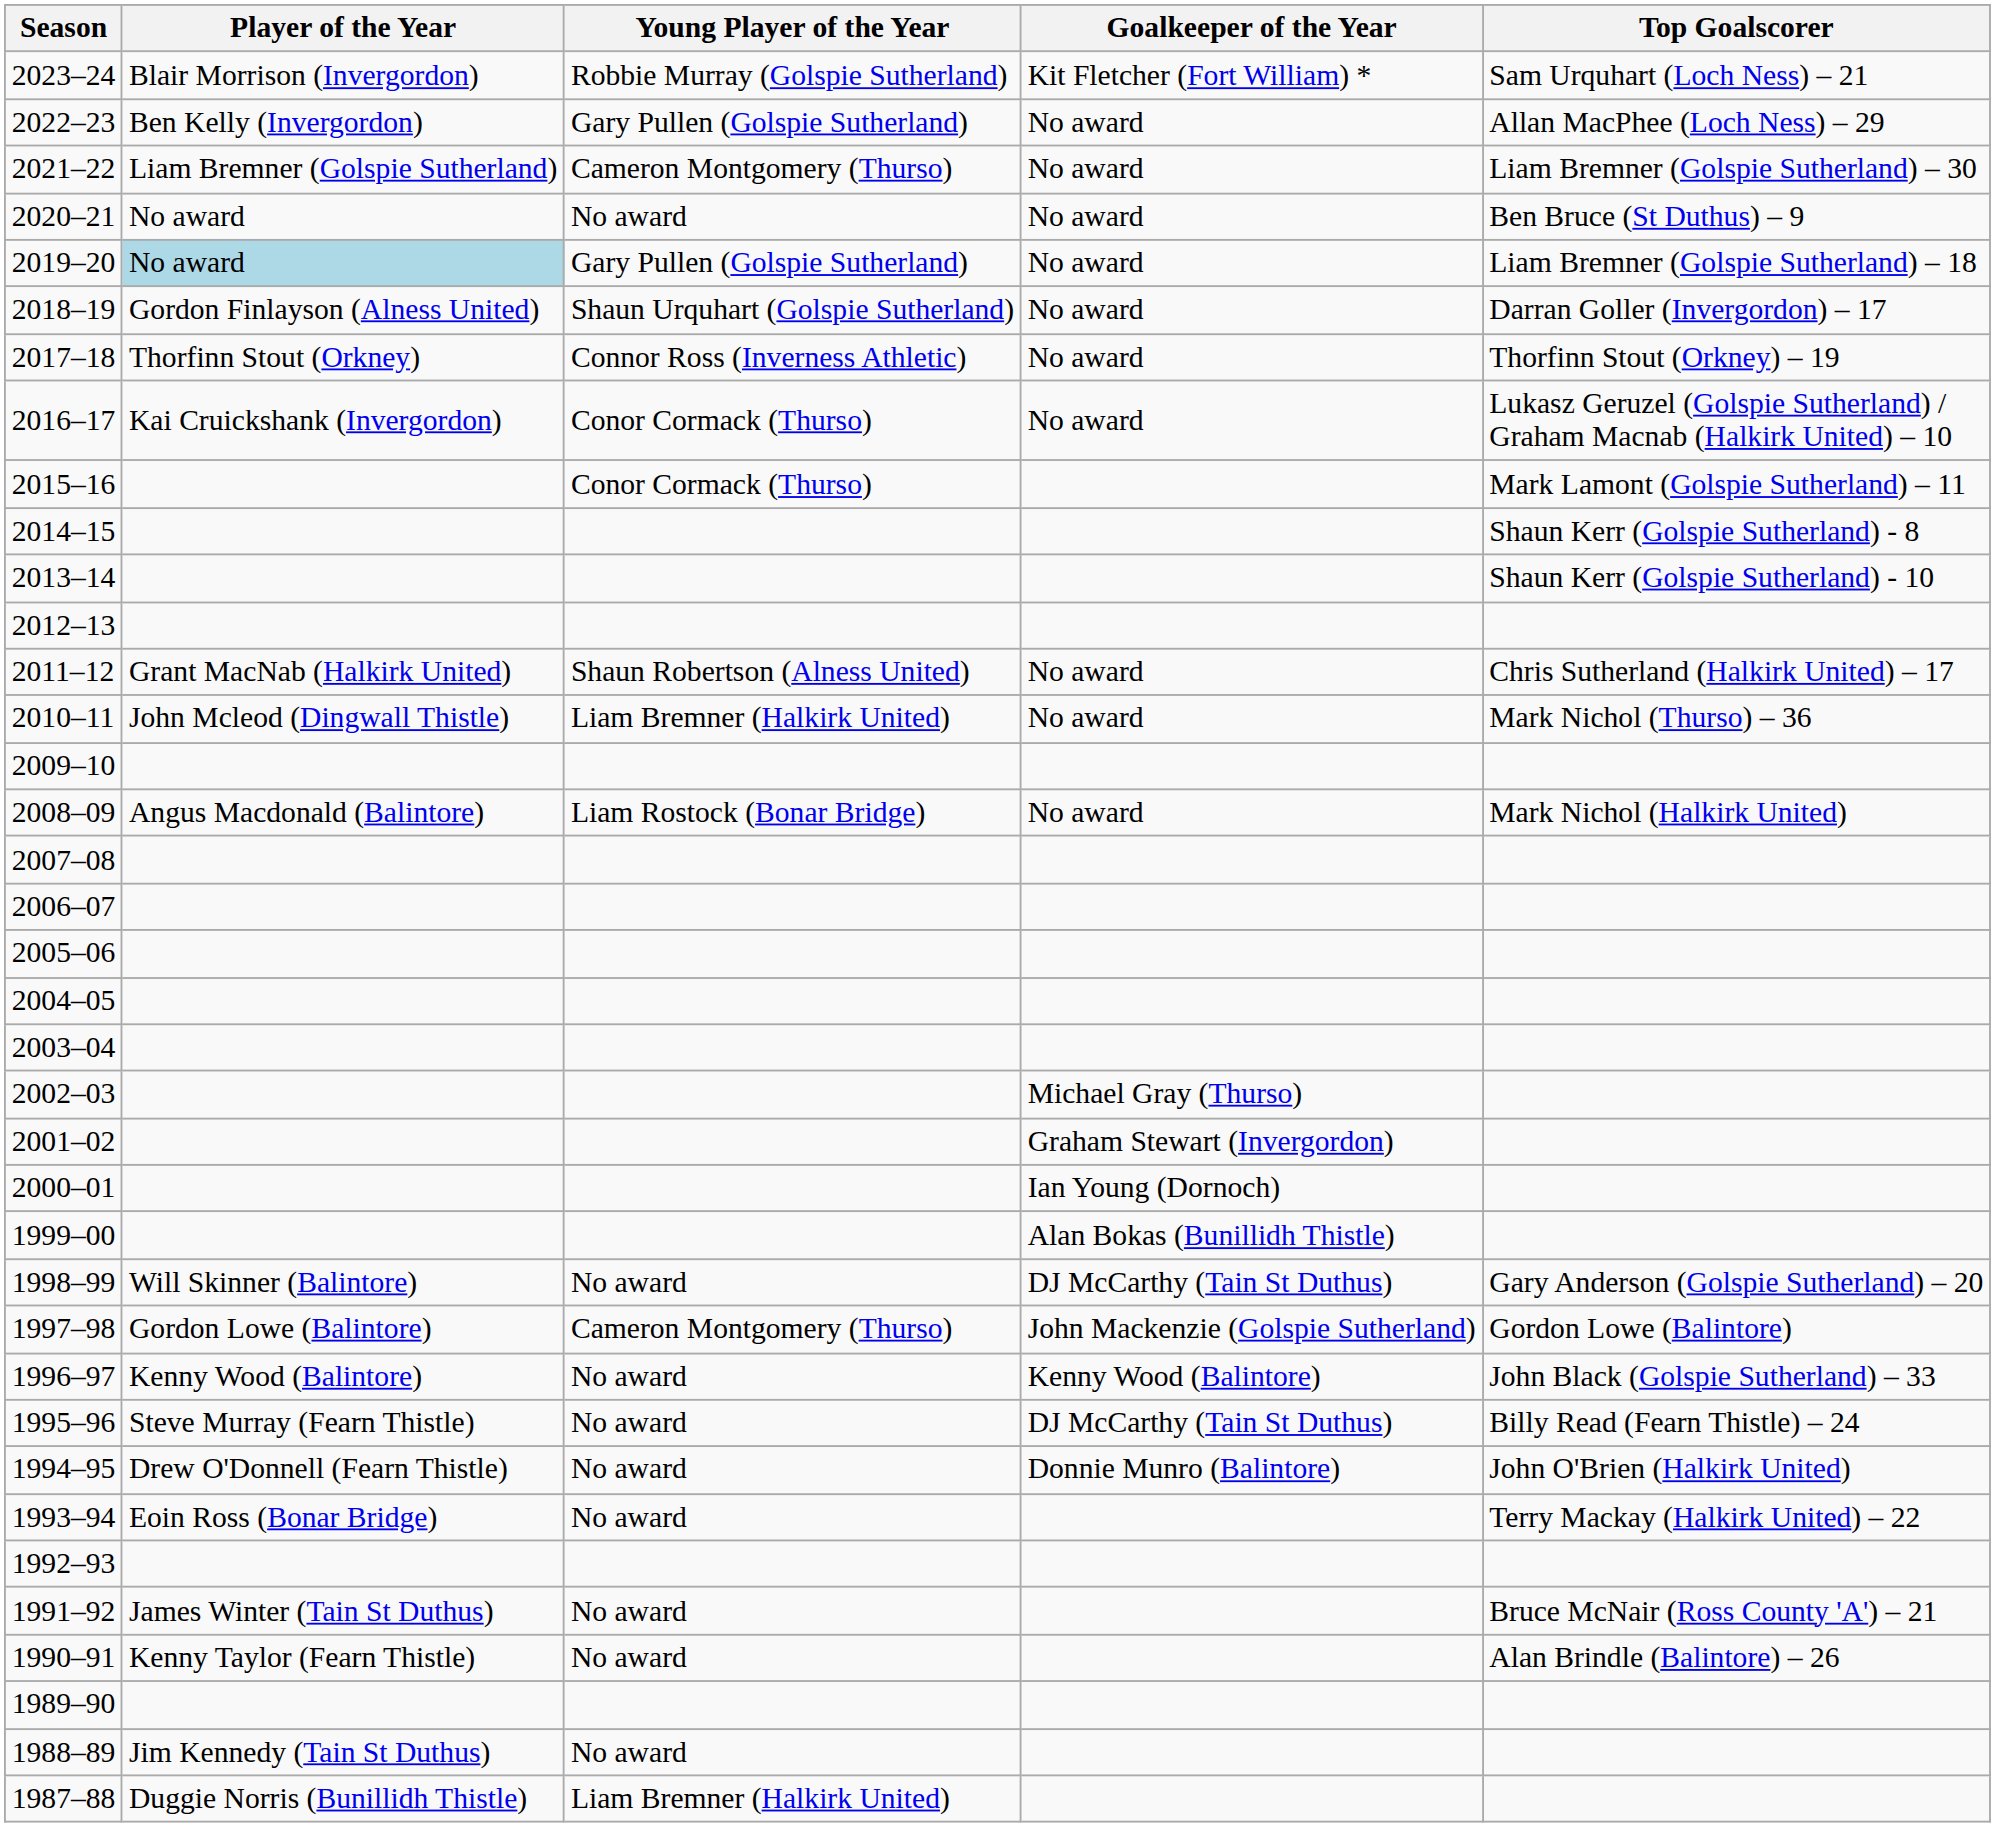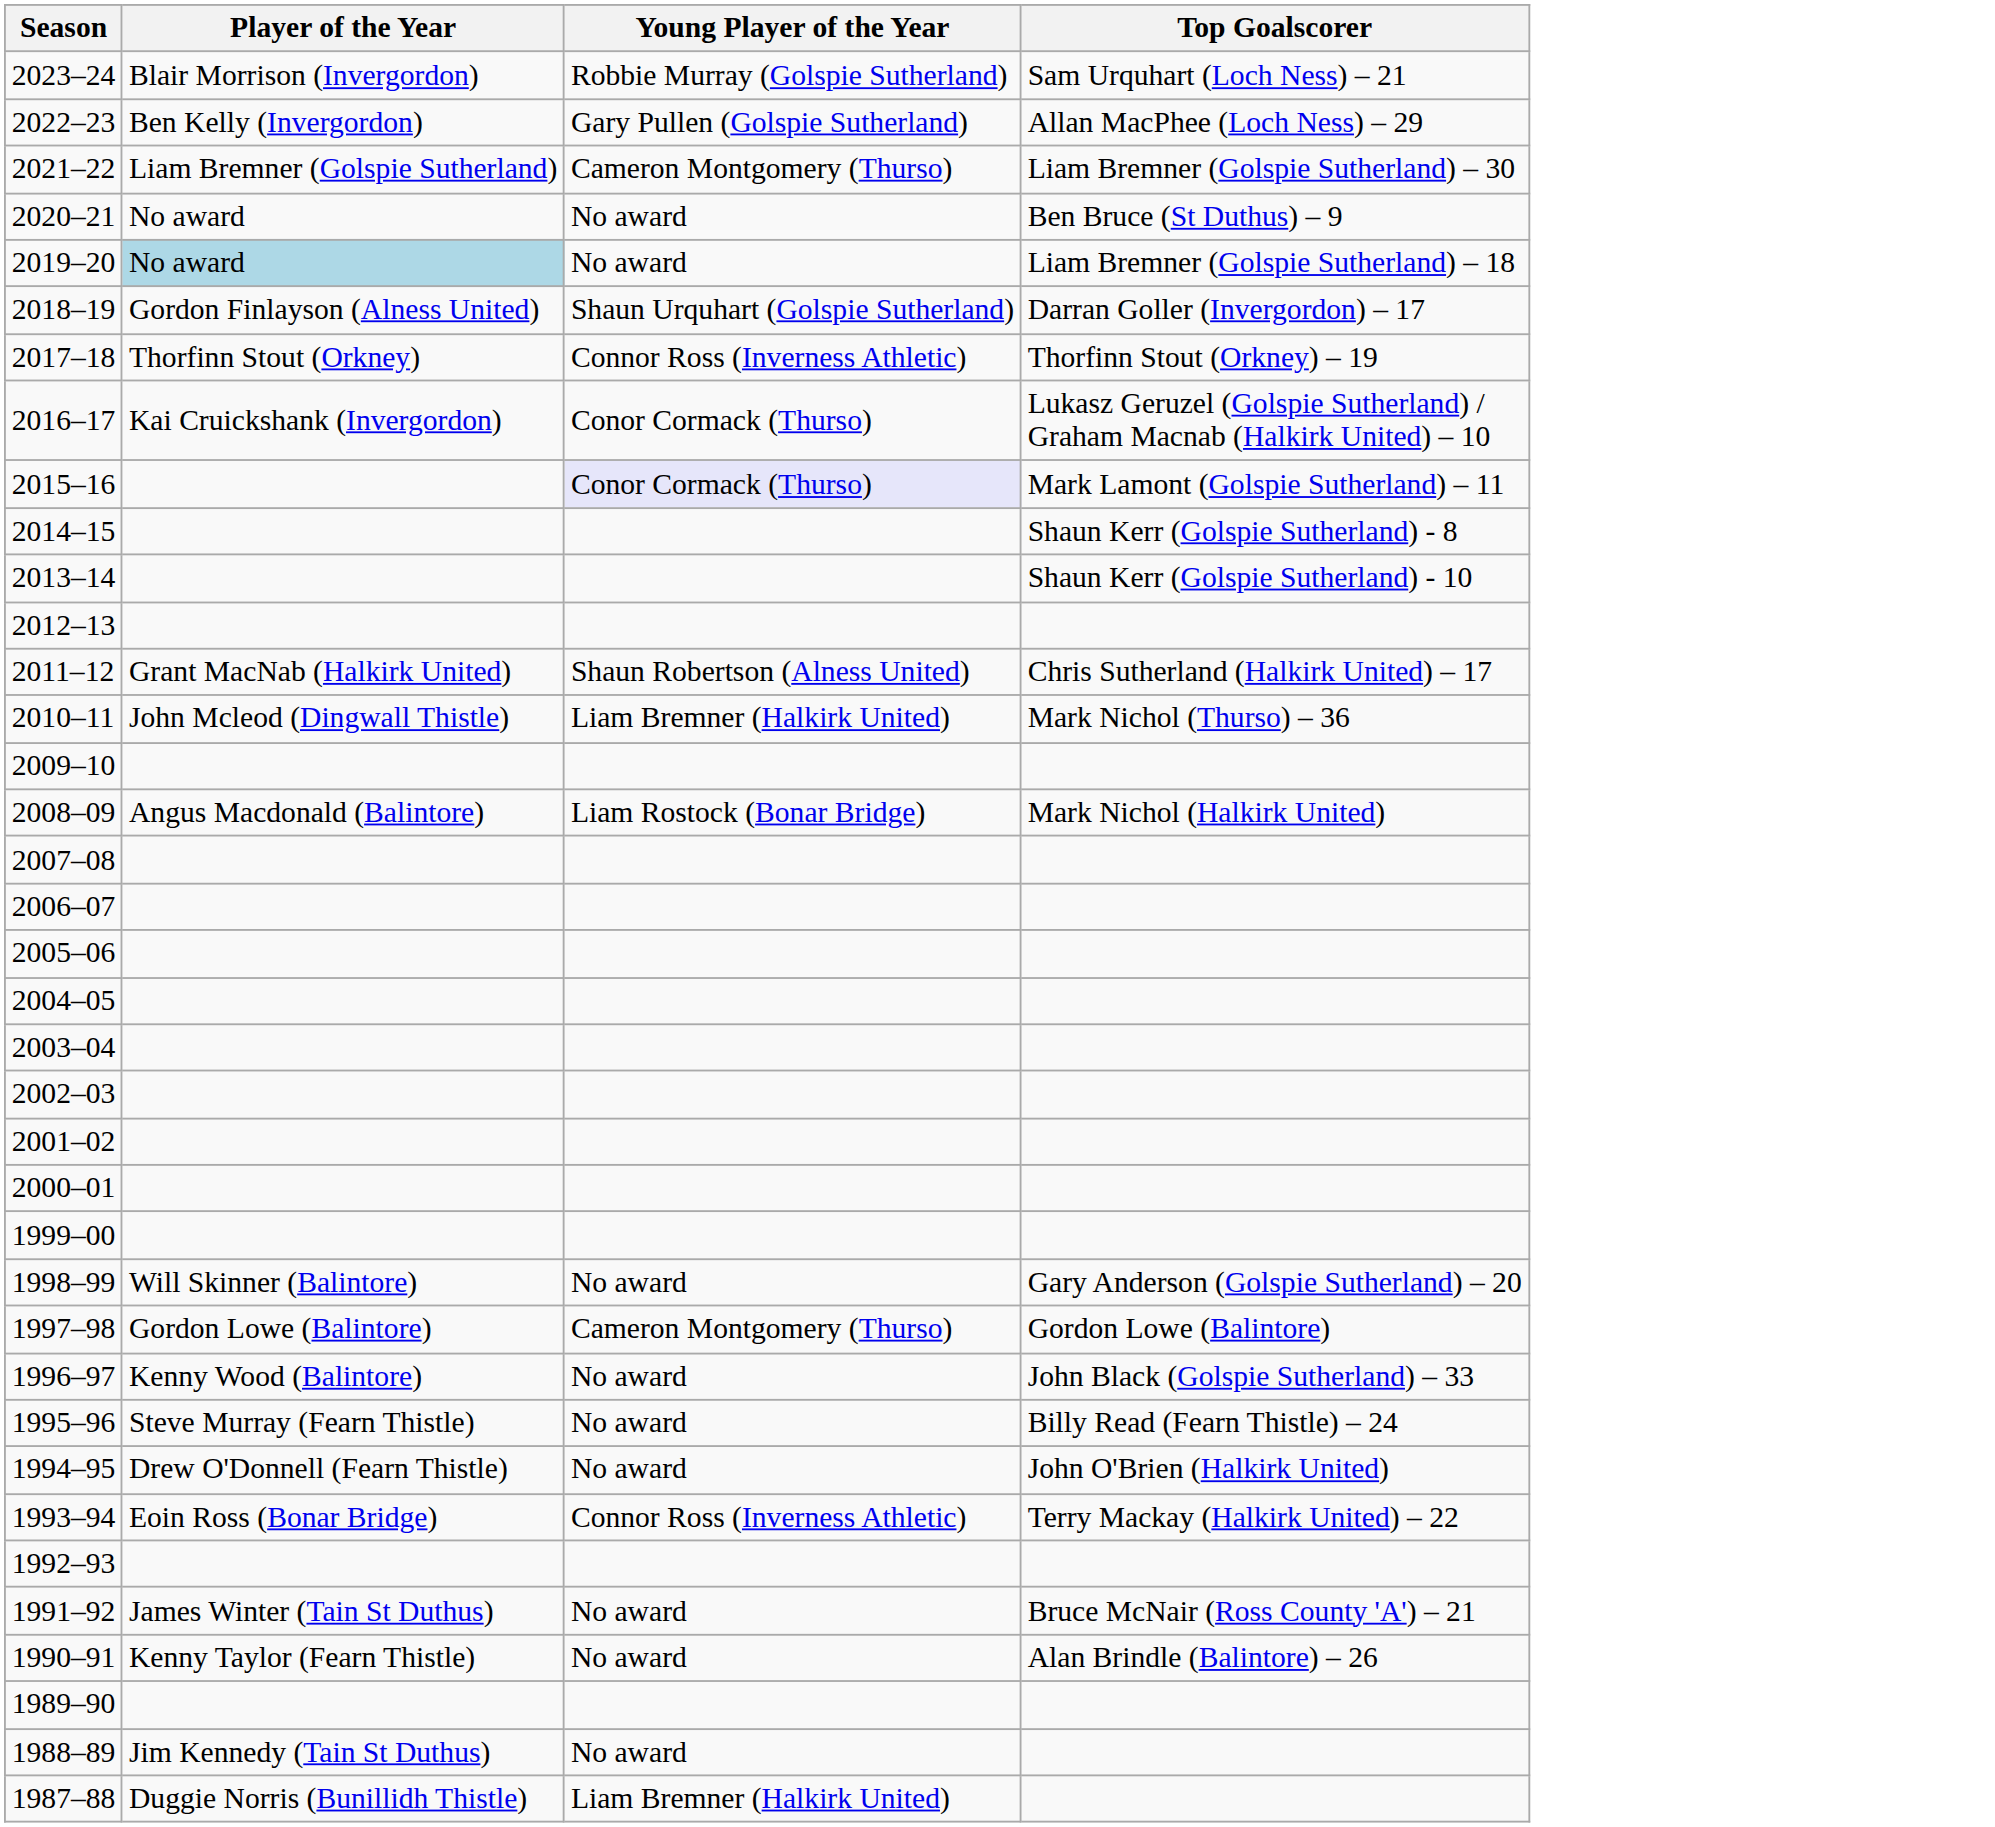- column: (1252, 27)
(769, 262) Gary Pullen (Golspie Sutherland) -> (629, 262) No award
(721, 483) no background -> (721, 483) lavender background
(629, 1516) No award -> (769, 1516) Connor Ross (Inverness Athletic)
